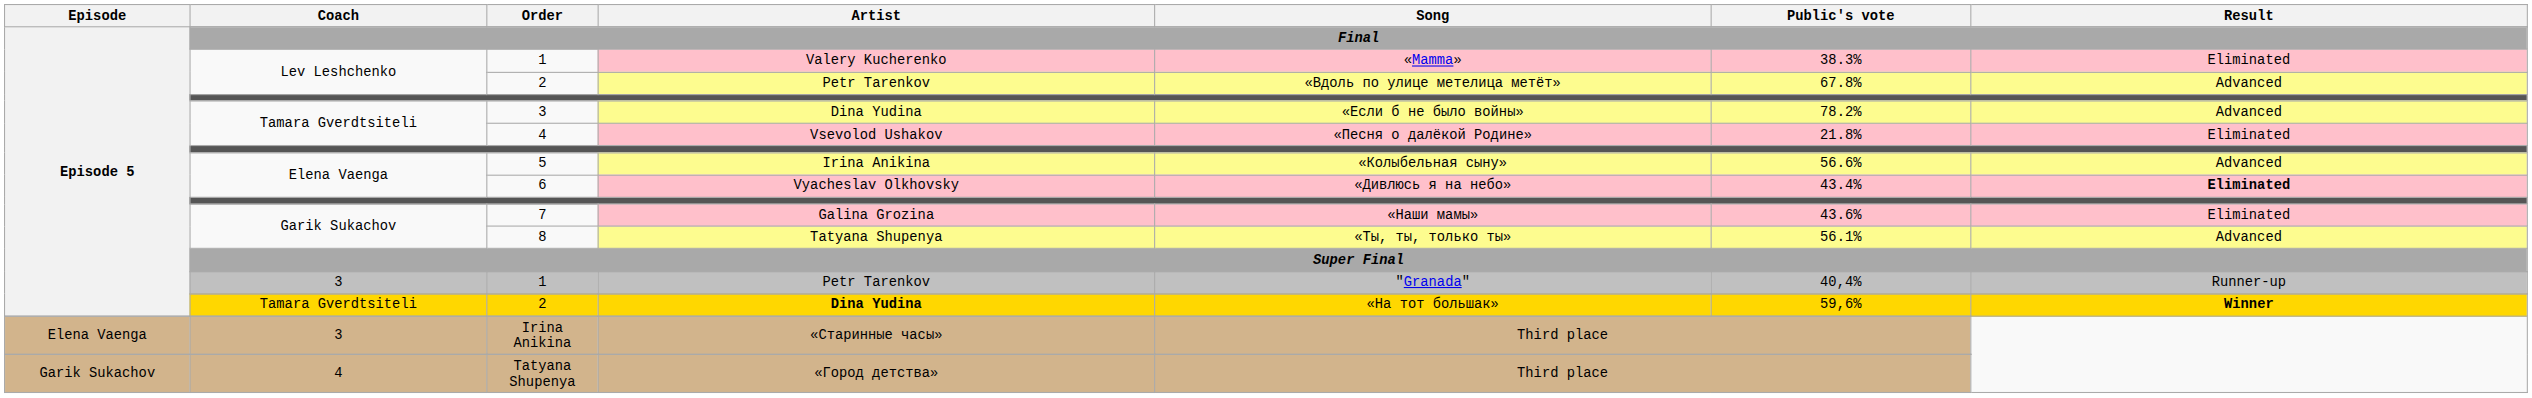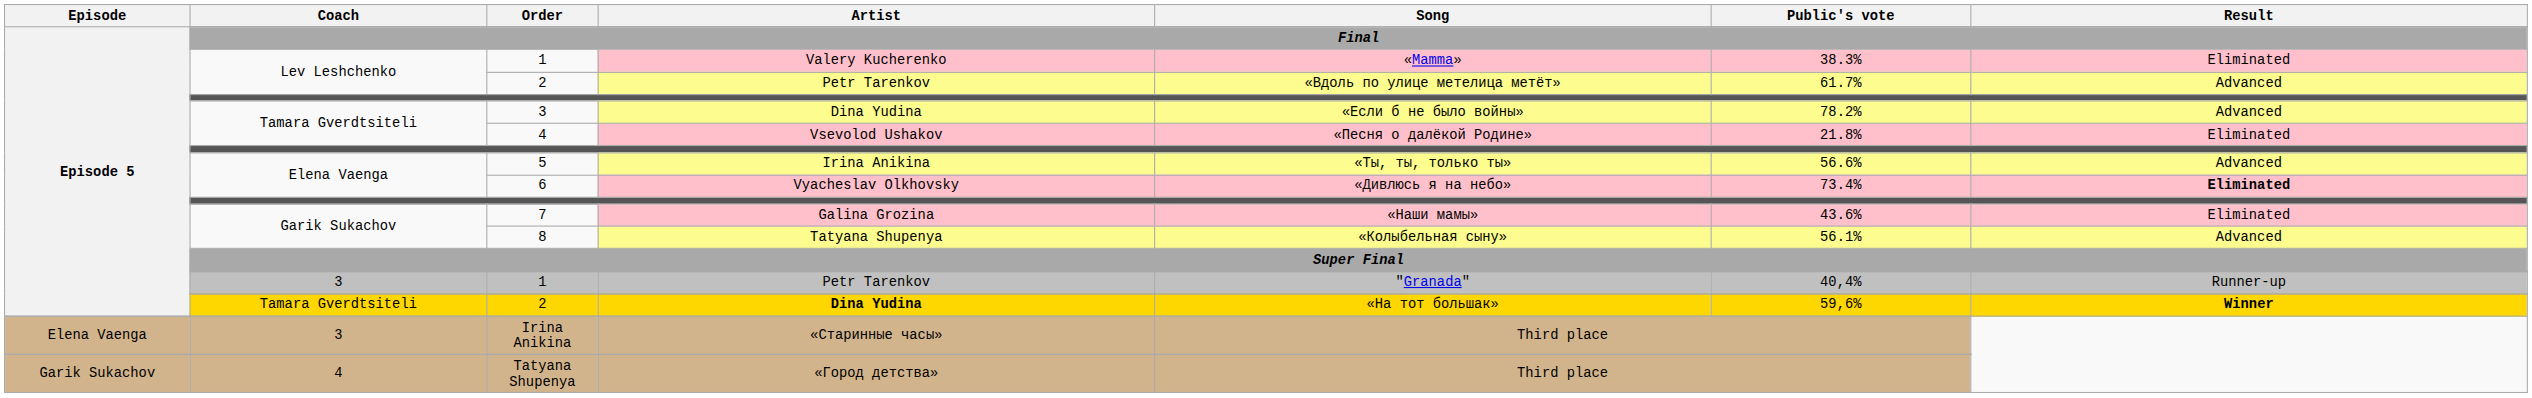(1841, 83) 67.8% -> (1841, 83) 61.7%
(1433, 164) «Колыбельная сыну» -> (1433, 164) «Ты, ты, только ты»
(1841, 186) 43.4% -> (1841, 186) 73.4%
(1433, 238) «Ты, ты, только ты» -> (1433, 238) «Колыбельная сыну»
